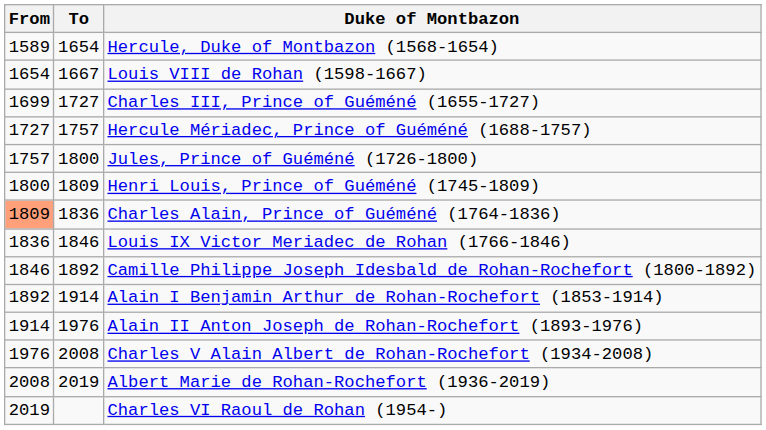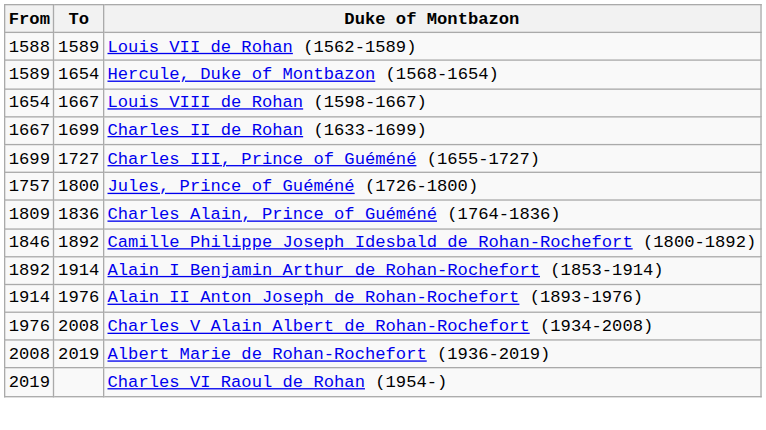+ row: (262, 47)
+ row: (267, 131)
- row: (349, 131)
- row: (324, 186)
(29, 214) lightsalmon background -> (29, 214) no background
- row: (339, 242)
